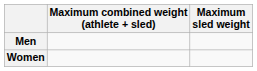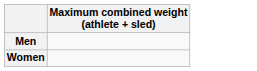- column: (221, 18)
